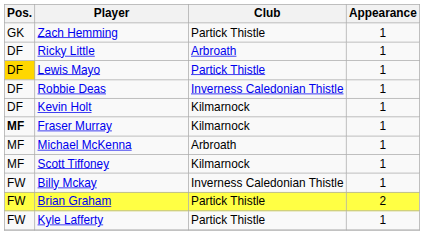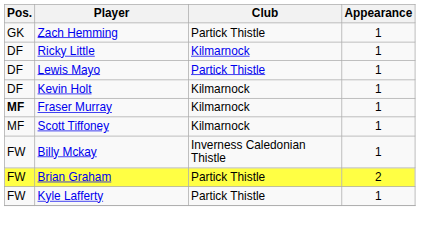(214, 51) Arbroath -> (220, 51) Kilmarnock
(15, 70) gold background -> (15, 70) no background
- row: (72, 88)
- row: (85, 145)
